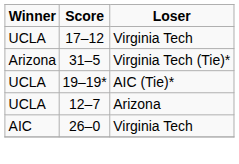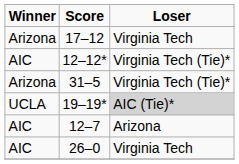(27, 38) UCLA -> (32, 38) Arizona
+ row: (85, 60)
(144, 82) no background -> (144, 104) lightgrey background
(27, 104) UCLA -> (20, 126) AIC
